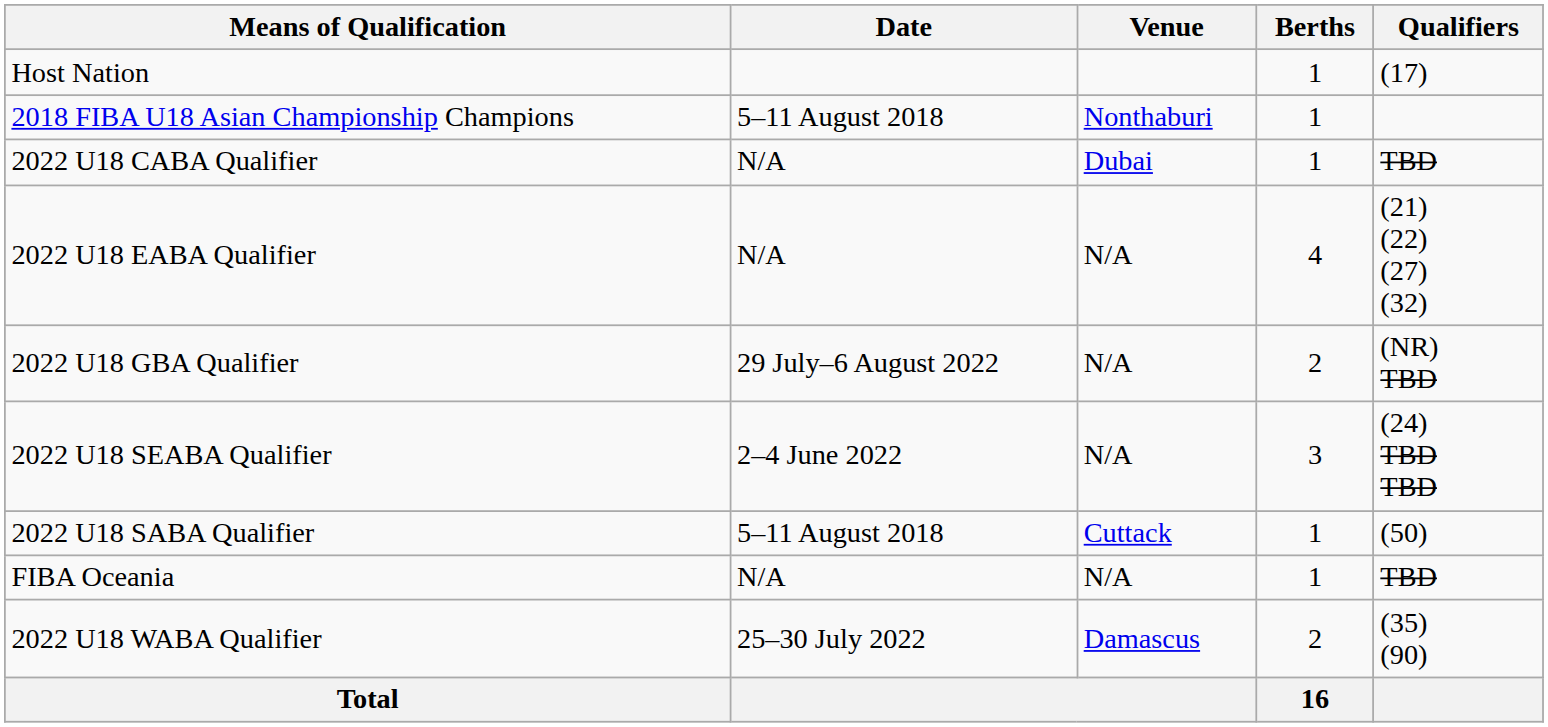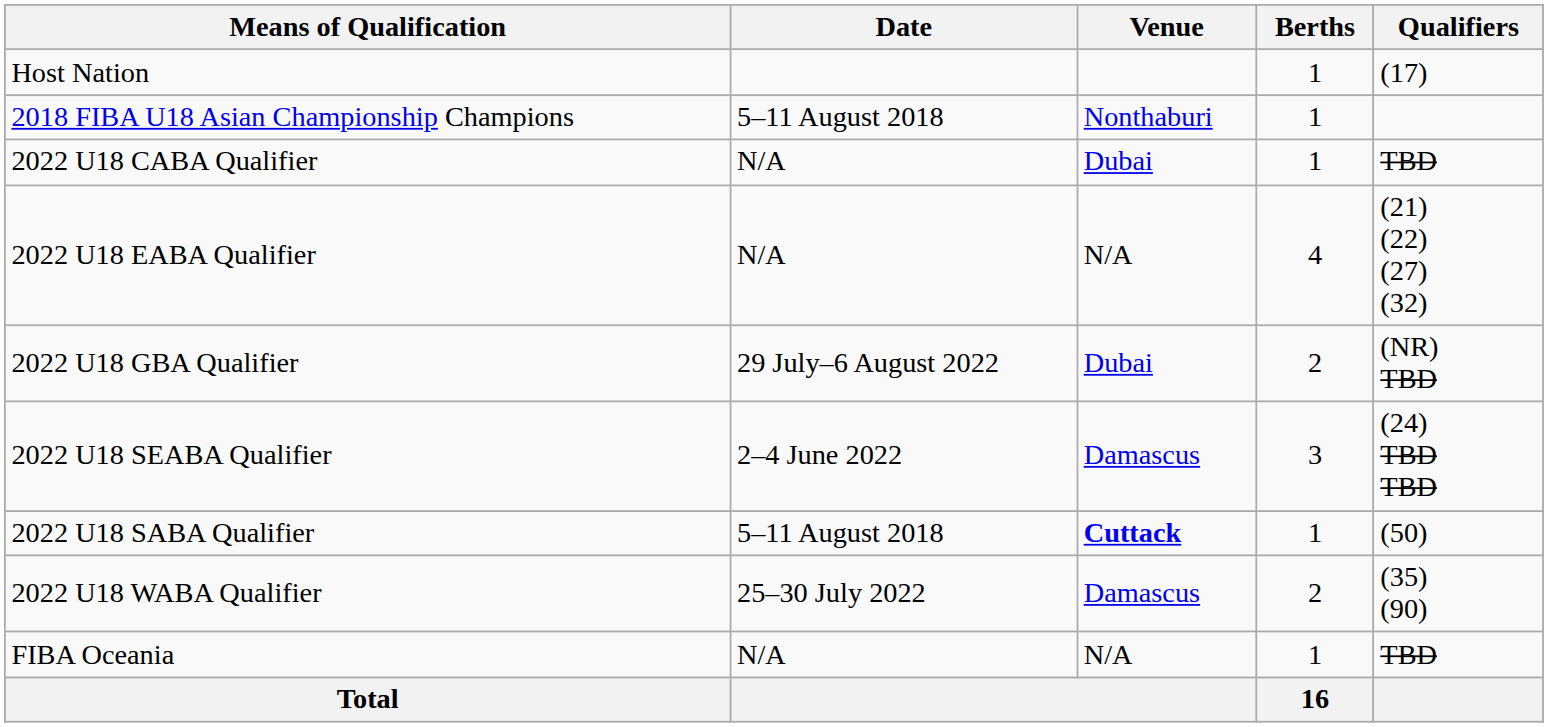(1108, 363) N/A -> (1118, 363) Dubai
(1108, 455) N/A -> (1142, 455) Damascus
(1128, 532) normal -> (1132, 532) bold
rows swapped: (167, 638) <-> (93, 577)
